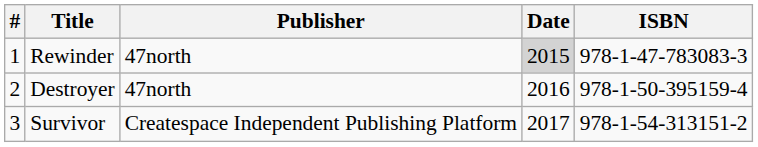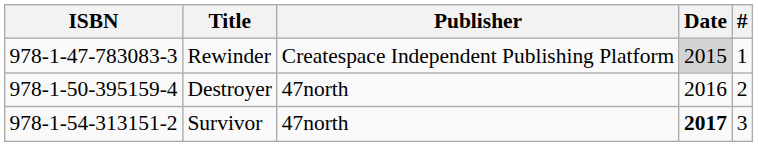columns swapped: (15, 21) <-> (664, 21)
(158, 55) 47north -> (478, 55) Createspace Independent Publishing Platform
(321, 123) Createspace Independent Publishing Platform -> (315, 123) 47north
(548, 123) normal -> (706, 123) bold
